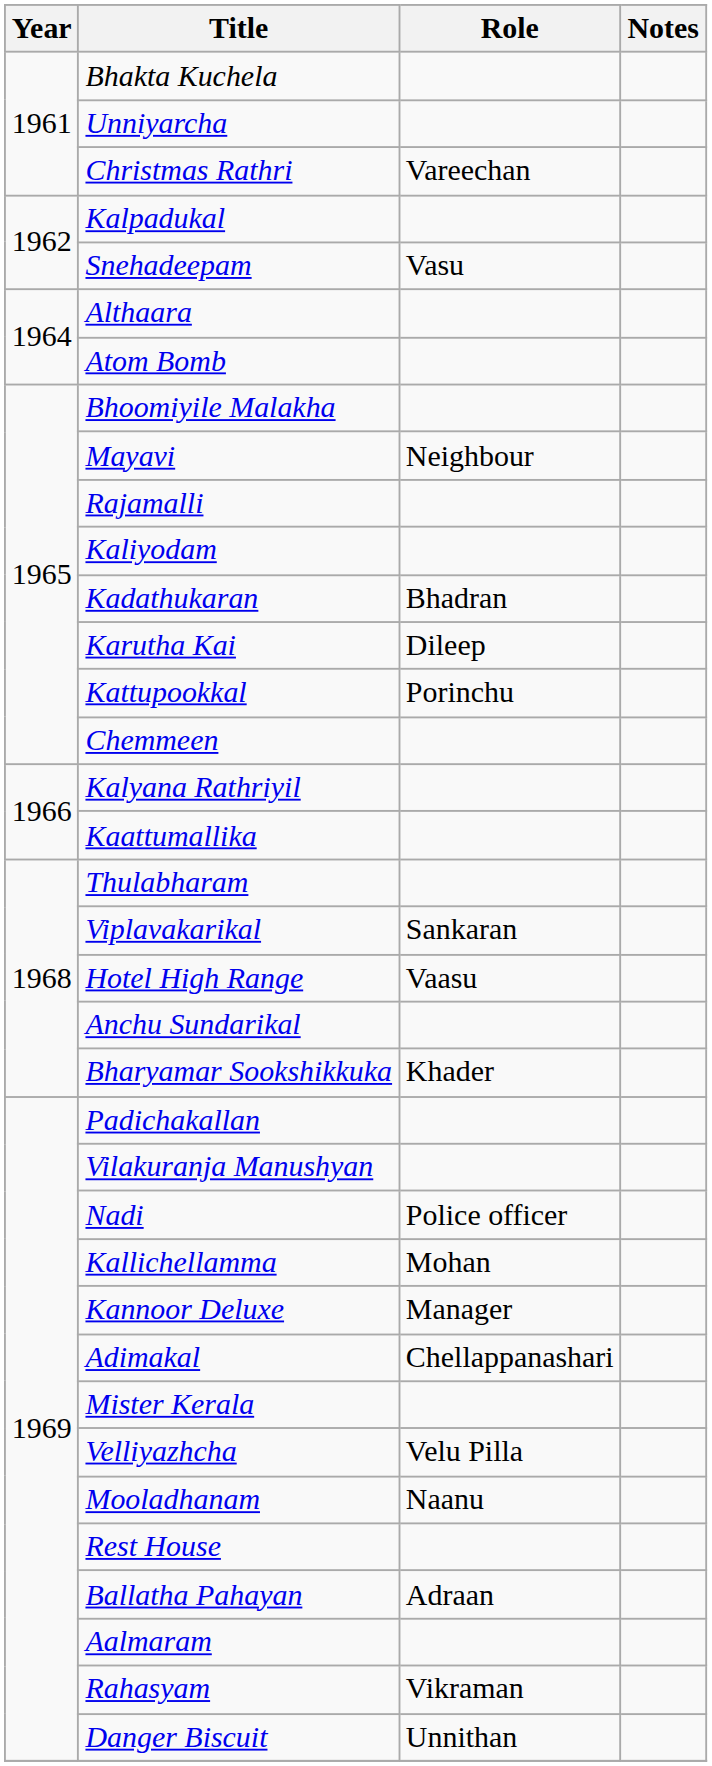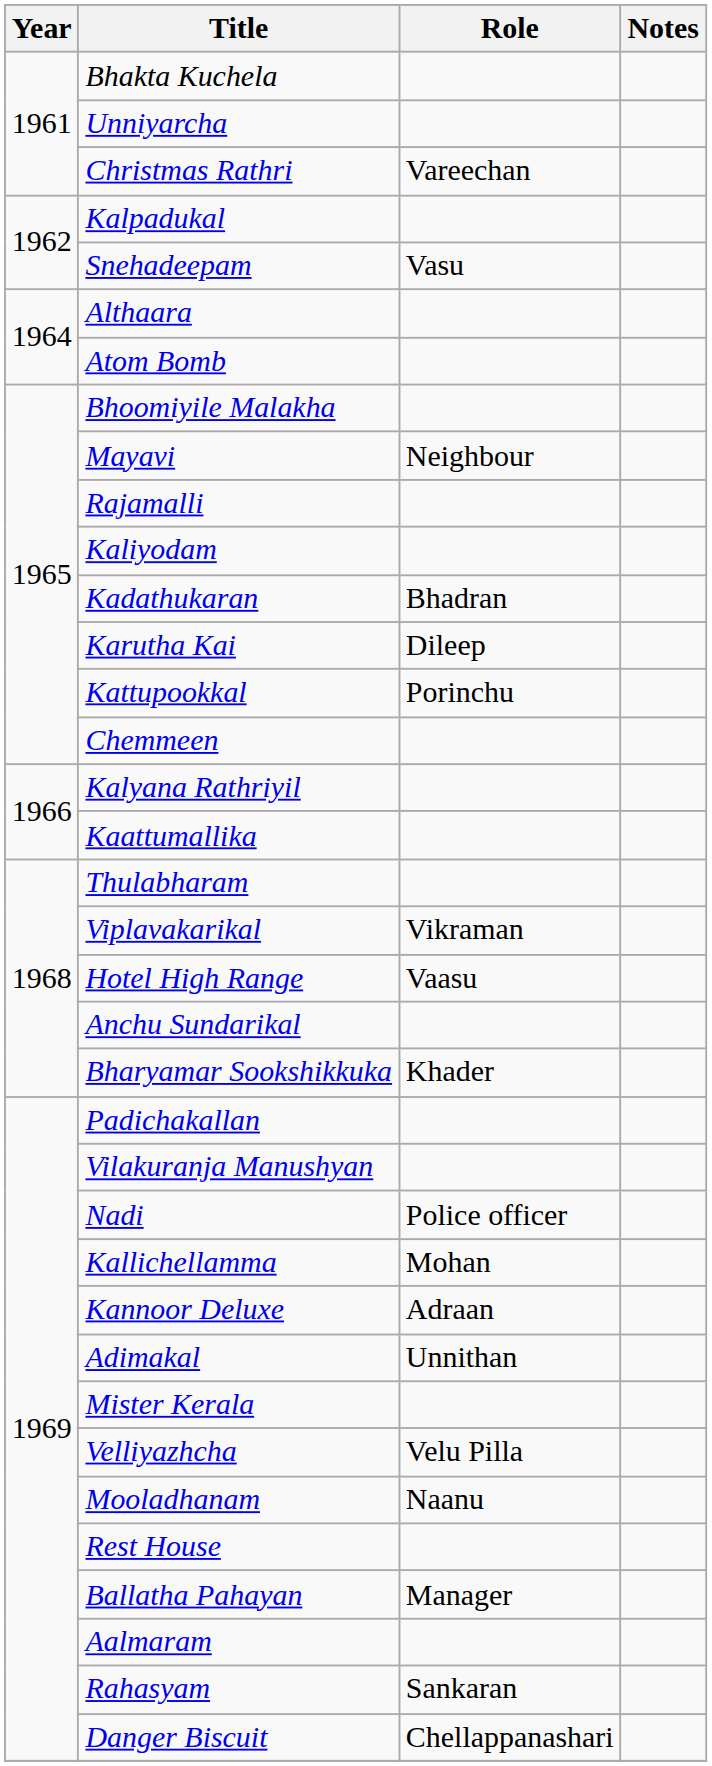(462, 929) Sankaran -> (465, 929) Vikraman
(459, 1309) Manager -> (450, 1309) Adraan
(510, 1356) Chellappanashari -> (462, 1356) Unnithan
(450, 1594) Adraan -> (459, 1594) Manager
(465, 1689) Vikraman -> (462, 1689) Sankaran
(462, 1736) Unnithan -> (510, 1736) Chellappanashari
